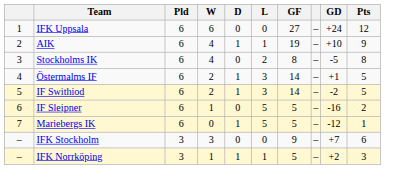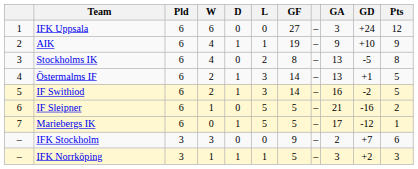+ column: (337, 12)
